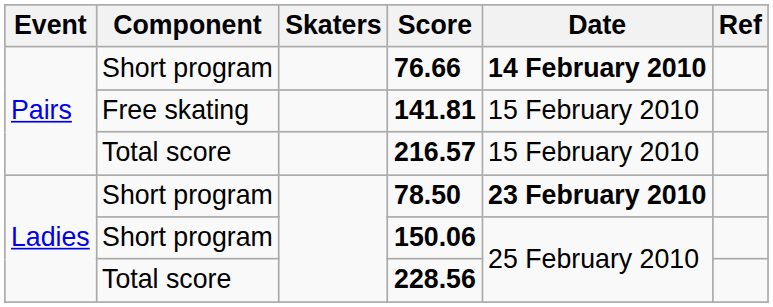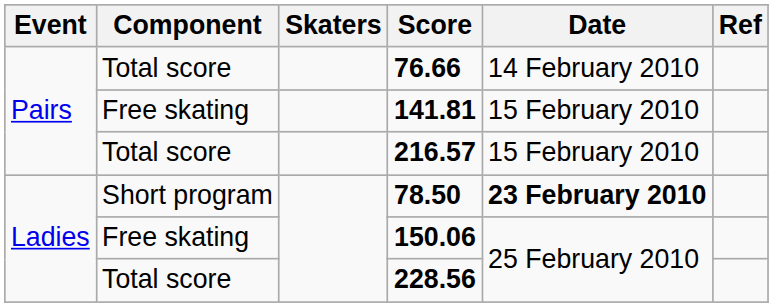(187, 68) Short program -> (167, 68) Total score
(597, 68) bold -> (594, 68) normal
(187, 237) Short program -> (176, 237) Free skating
